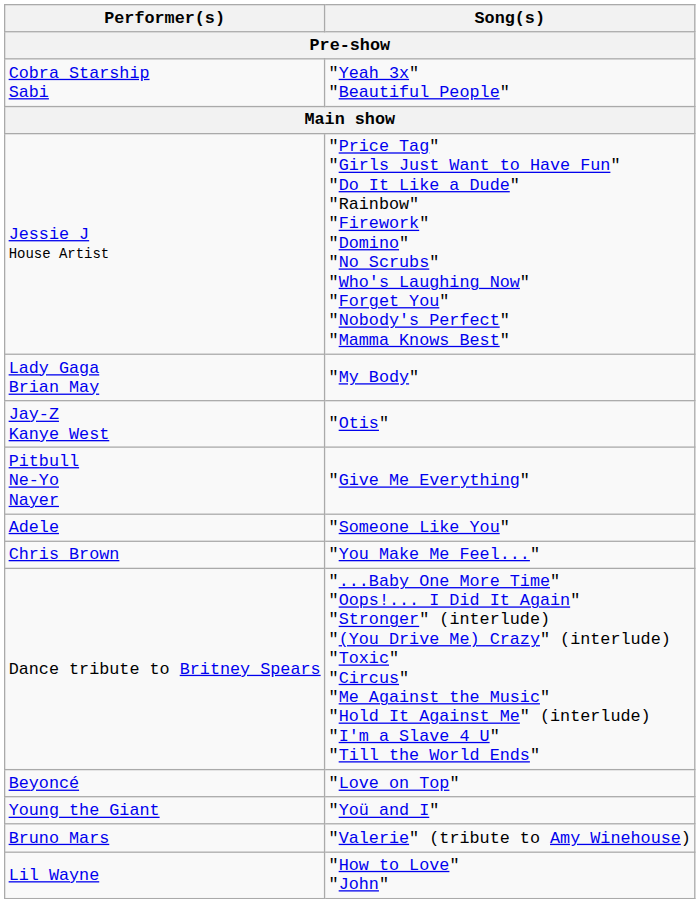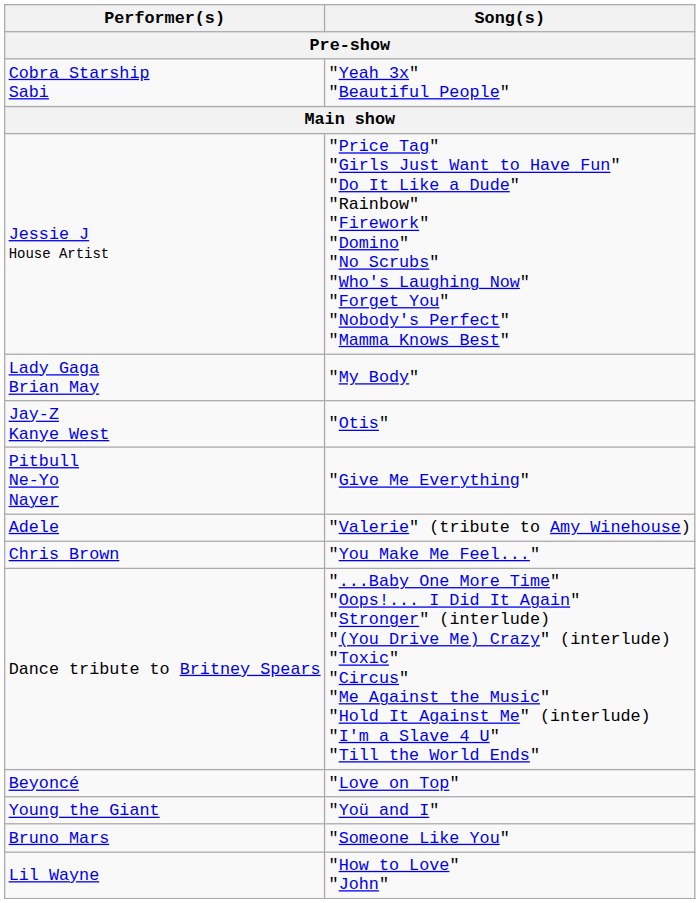(419, 527) "Someone Like You" -> (510, 527) "Valerie" (tribute to Amy Winehouse)
(510, 838) "Valerie" (tribute to Amy Winehouse) -> (419, 838) "Someone Like You"
